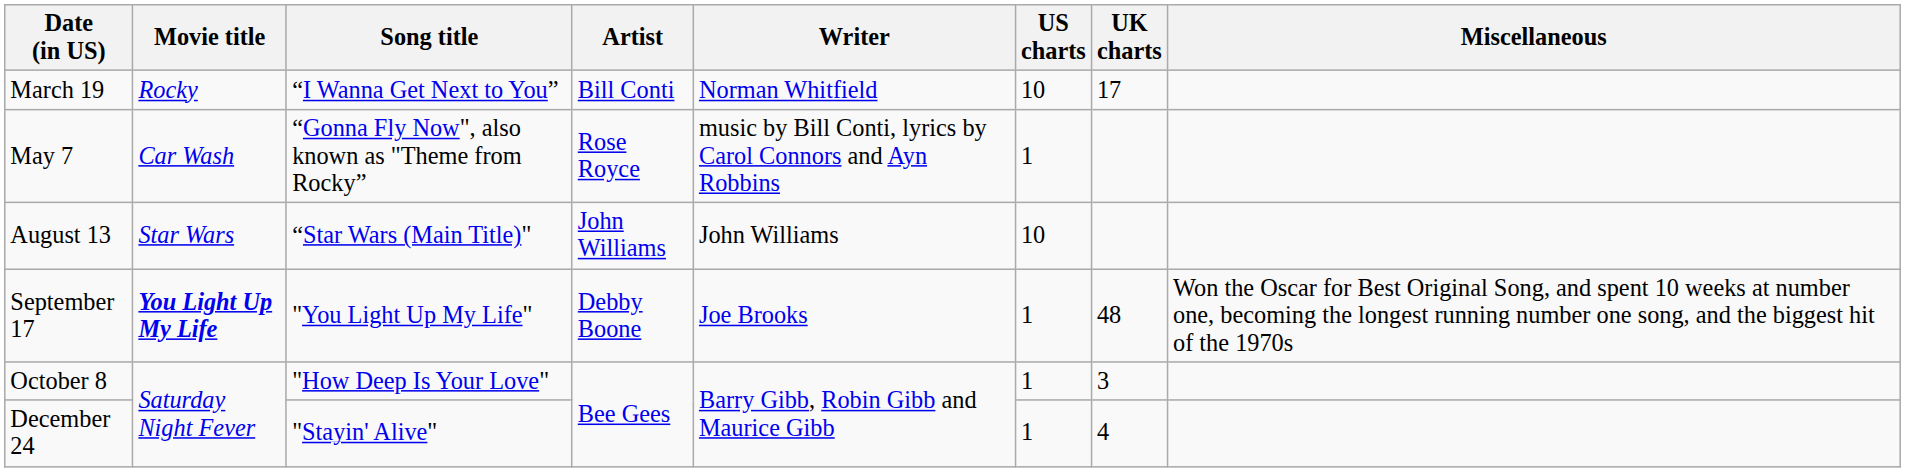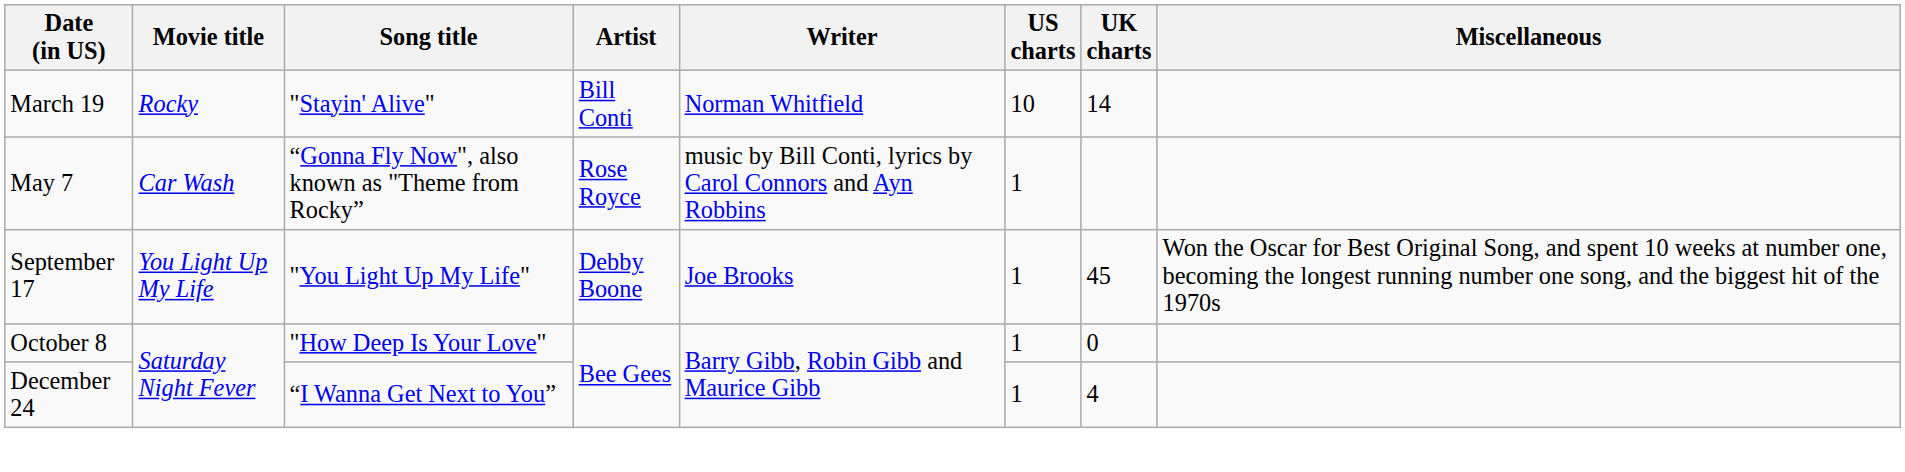(425, 89) “I Wanna Get Next to You” -> (362, 103) "Stayin' Alive"
(1109, 89) 17 -> (1099, 103) 14
- row: (61, 235)
(205, 314) bold -> (203, 276) normal
(1109, 314) 48 -> (1099, 276) 45
(1103, 380) 3 -> (1093, 342) 0
(365, 433) "Stayin' Alive" -> (423, 394) “I Wanna Get Next to You”
